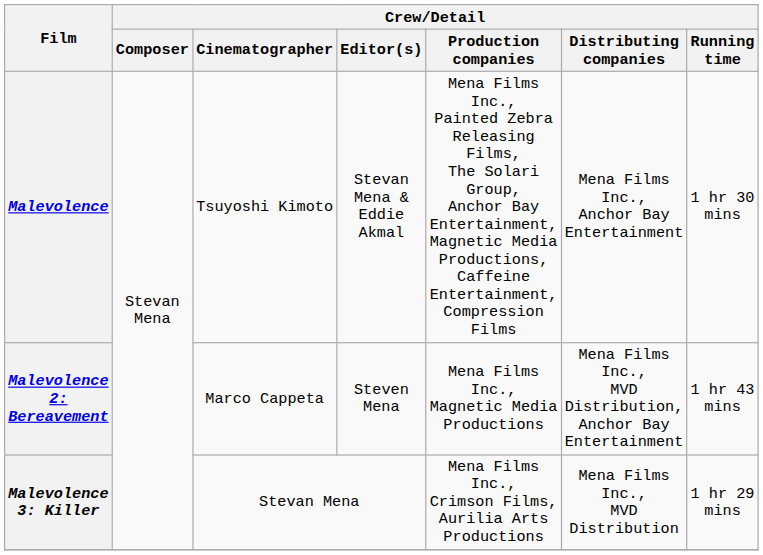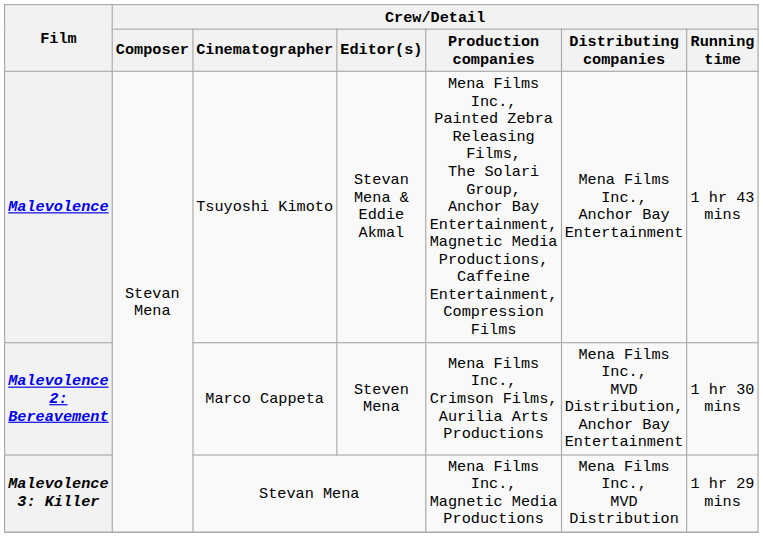(723, 207) 1 hr 30 mins -> (723, 207) 1 hr 43 mins
(494, 398) Mena Films Inc., Magnetic Media Productions -> (494, 398) Mena Films Inc., Crimson Films, Aurilia Arts Productions
(723, 398) 1 hr 43 mins -> (723, 398) 1 hr 30 mins
(494, 502) Mena Films Inc., Crimson Films, Aurilia Arts Productions -> (494, 493) Mena Films Inc., Magnetic Media Productions
